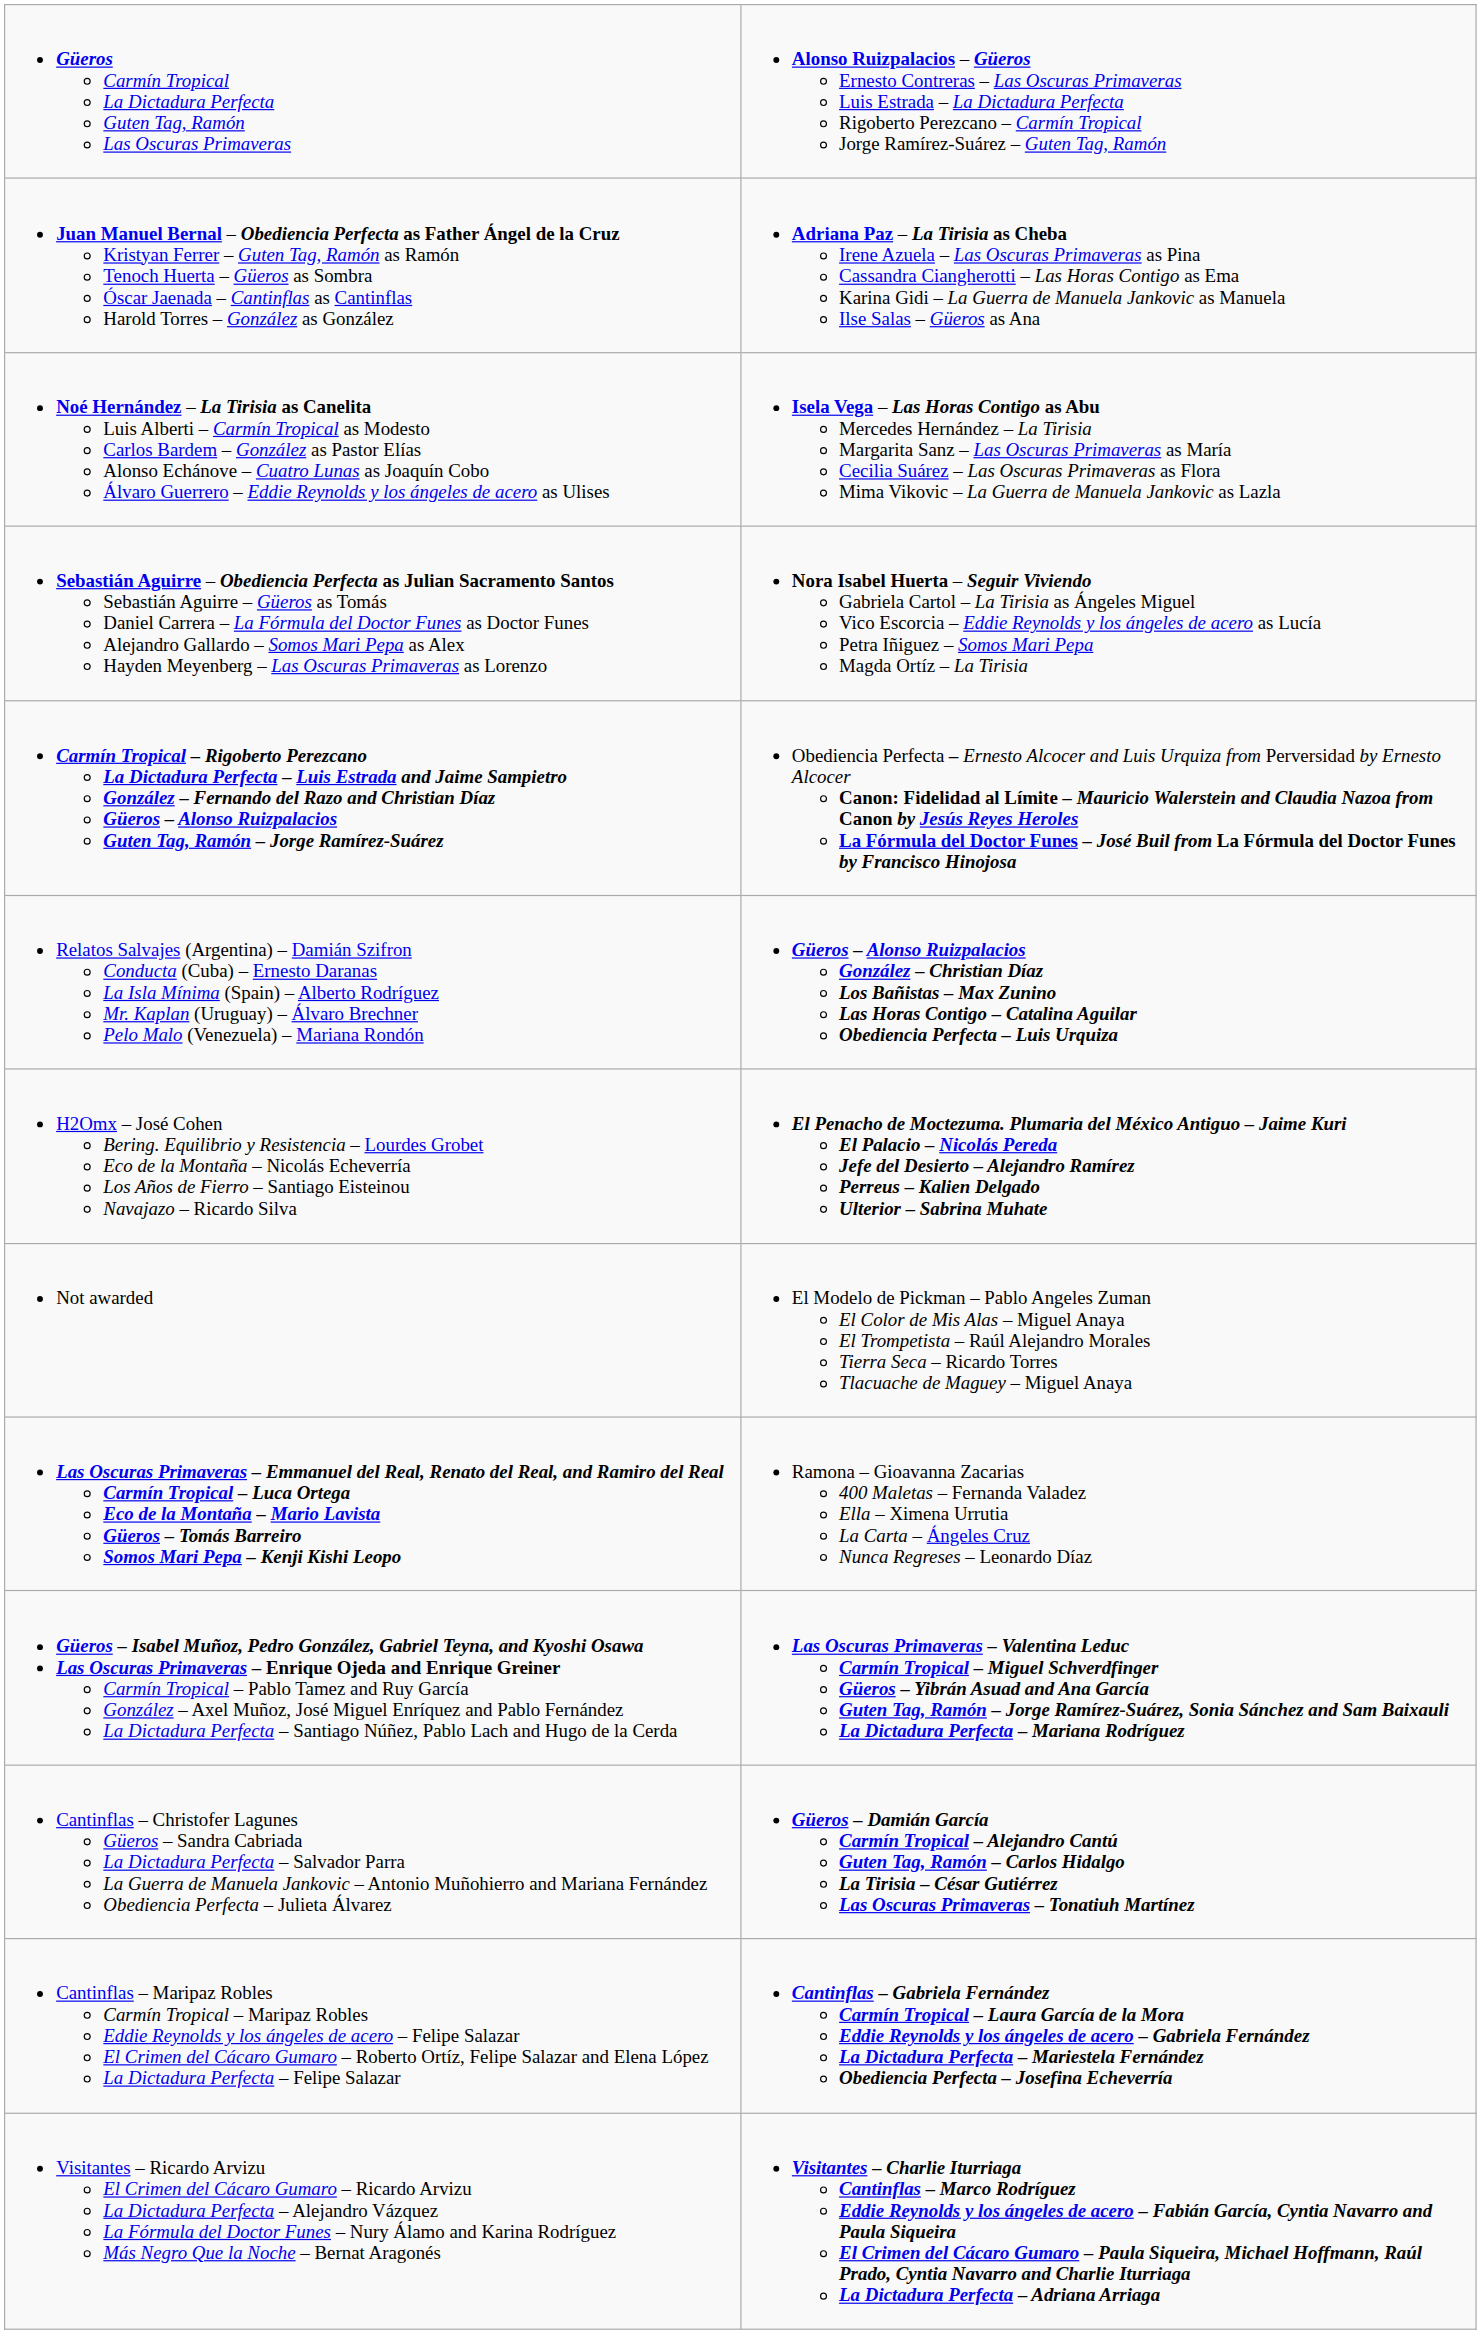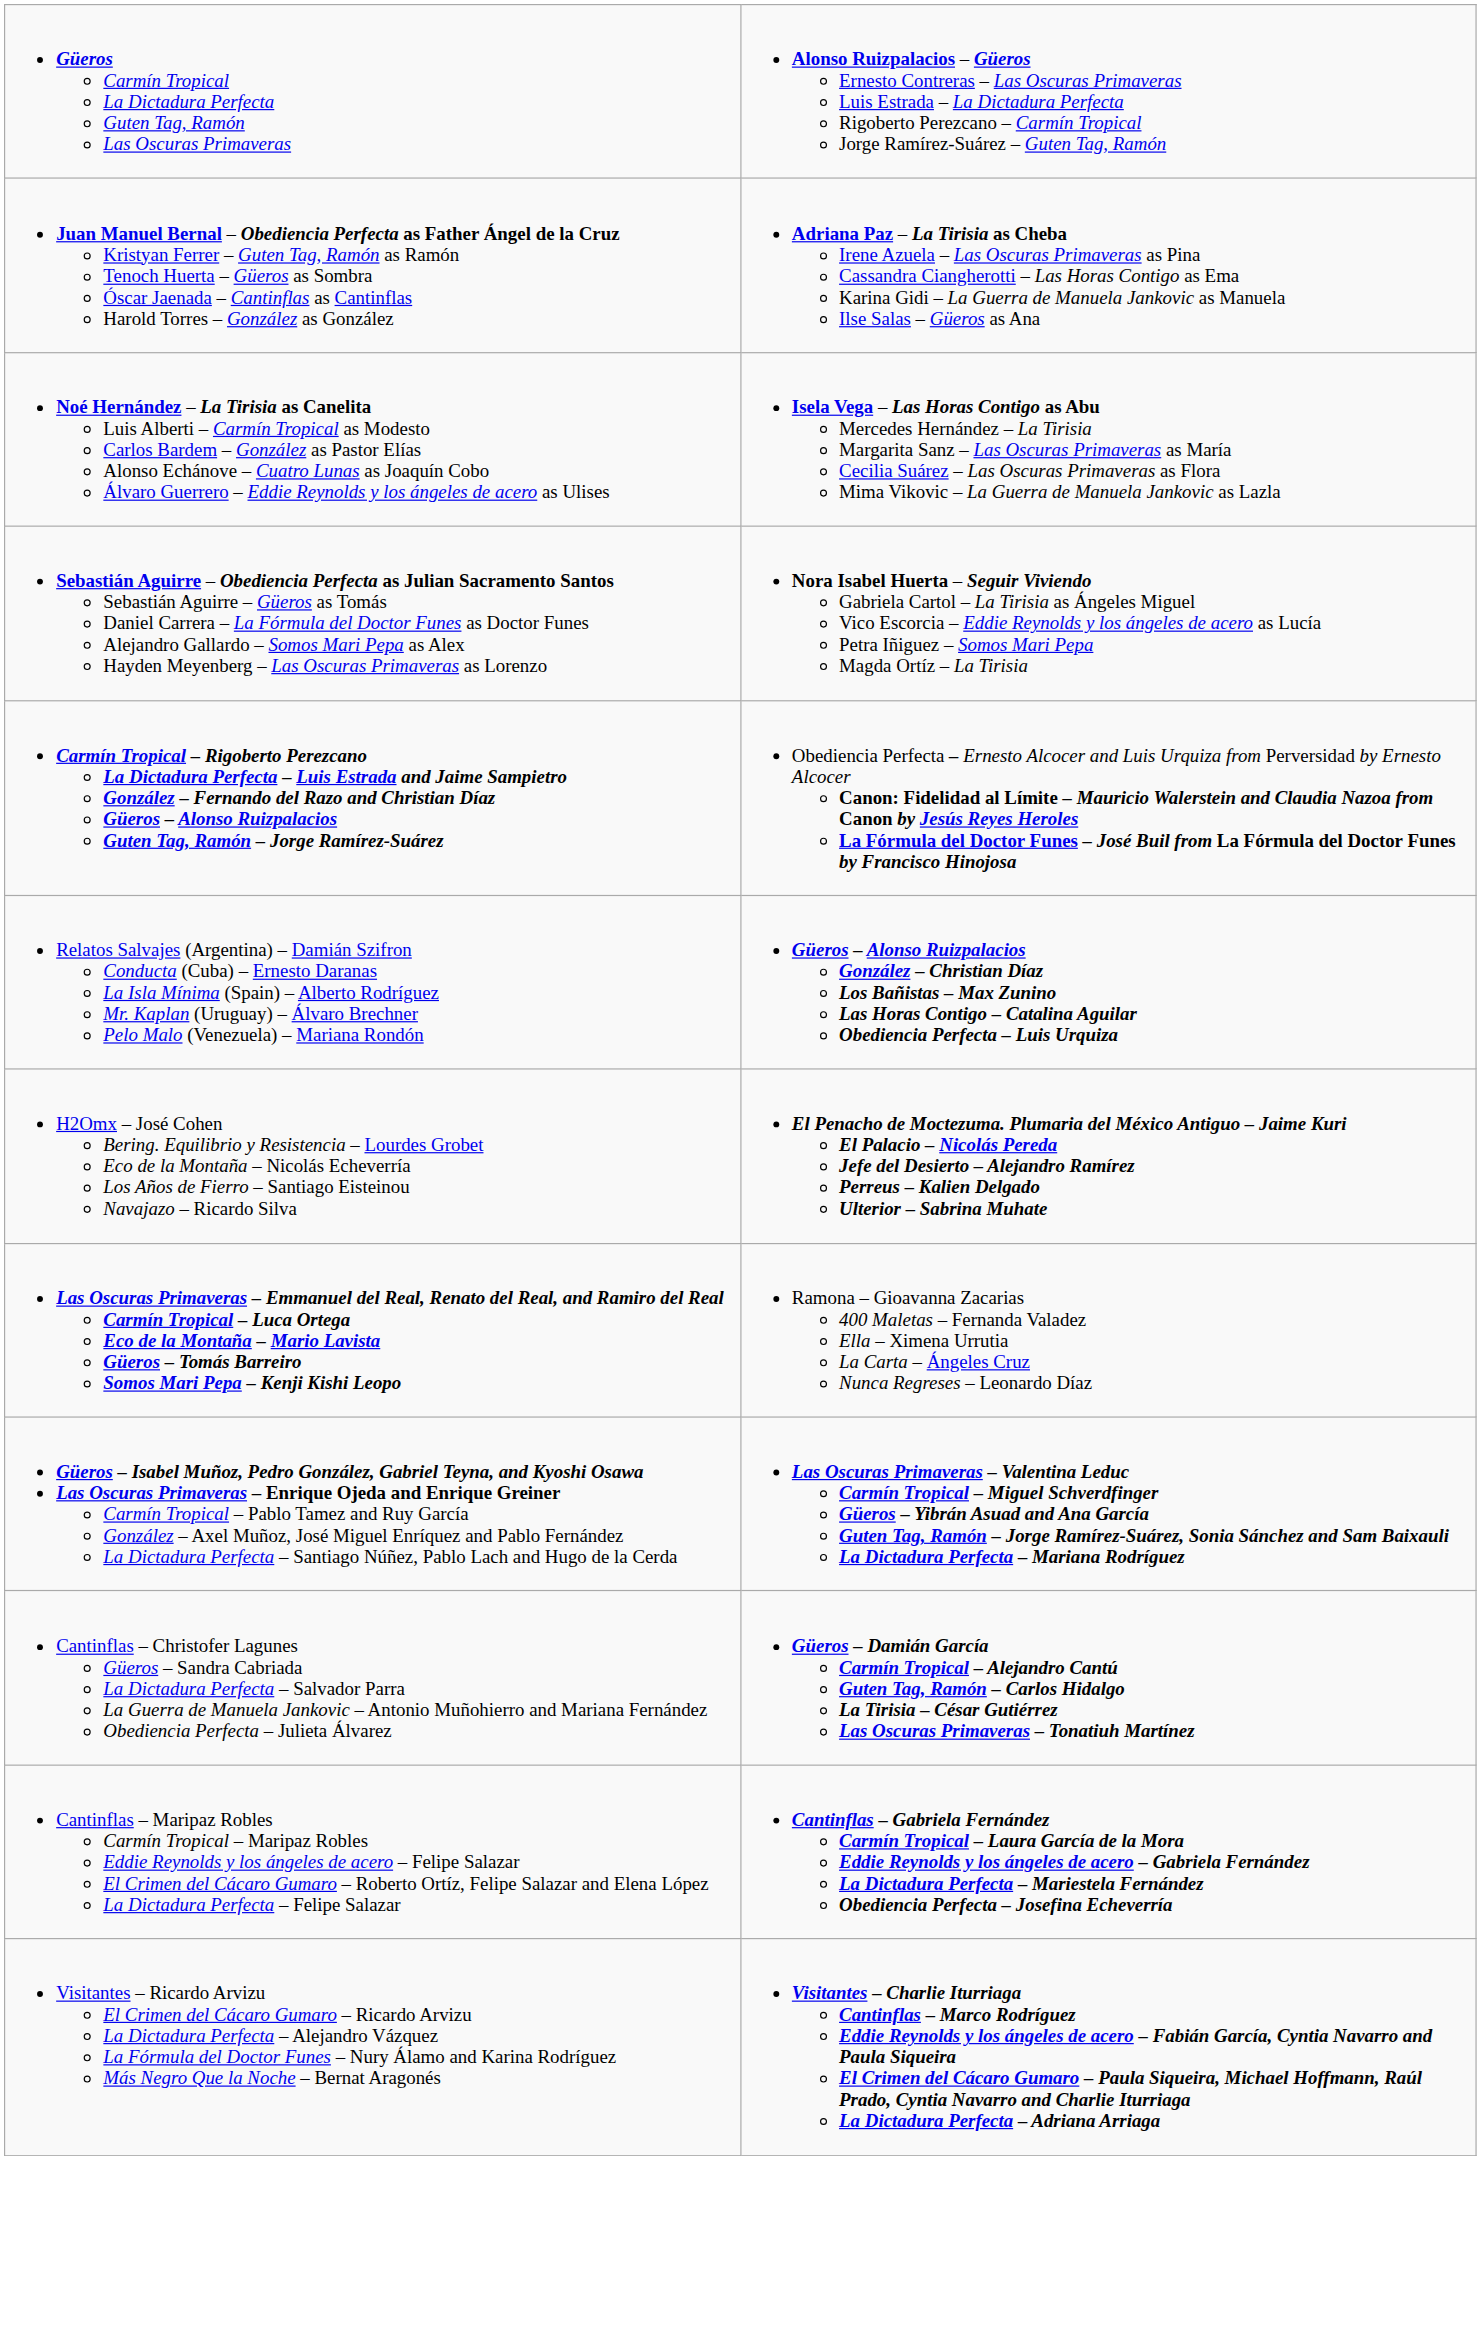- row: (372, 1298)
